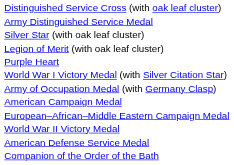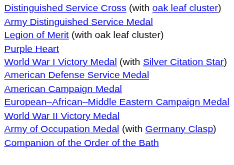- row: (74, 35)
rows swapped: (77, 142) <-> (110, 89)
